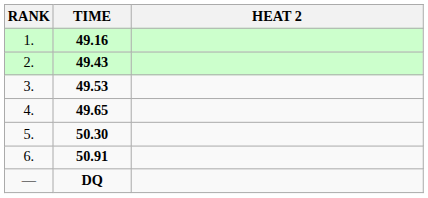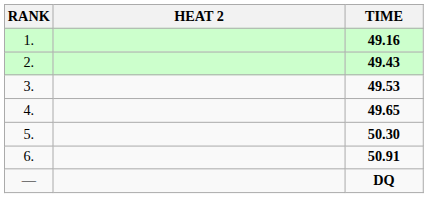columns swapped: (277, 16) <-> (92, 16)
